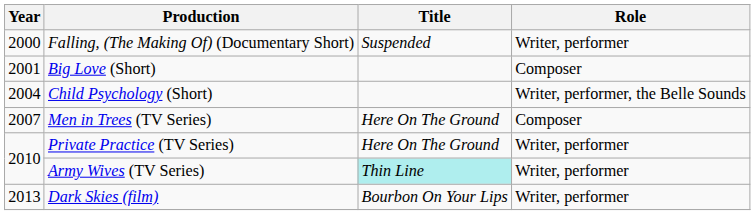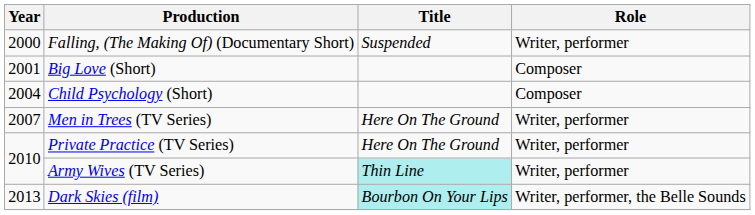(630, 94) Writer, performer, the Belle Sounds -> (548, 94) Composer
(548, 119) Composer -> (572, 119) Writer, performer
(435, 196) no background -> (435, 196) paleturquoise background
(572, 196) Writer, performer -> (630, 196) Writer, performer, the Belle Sounds
